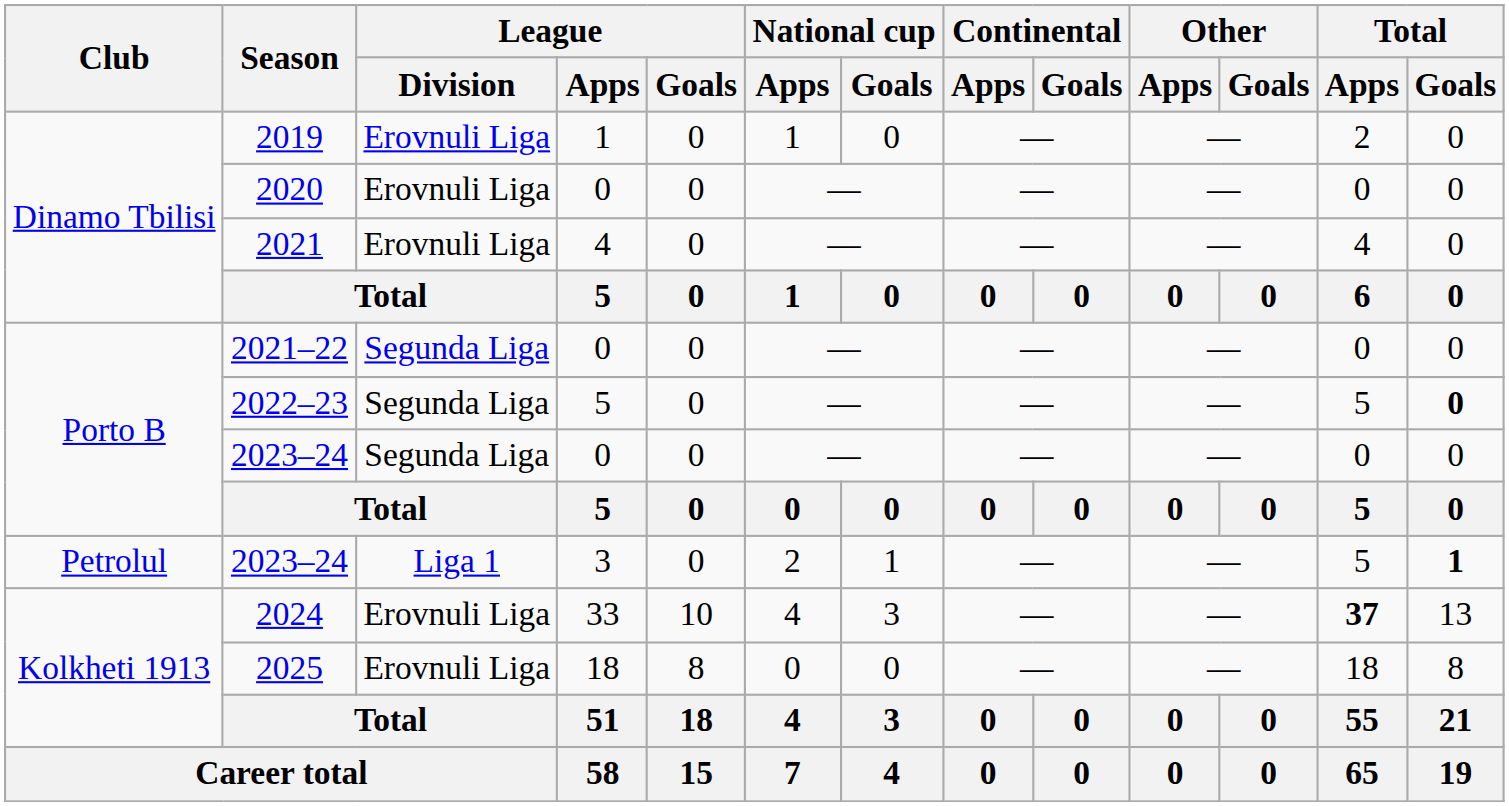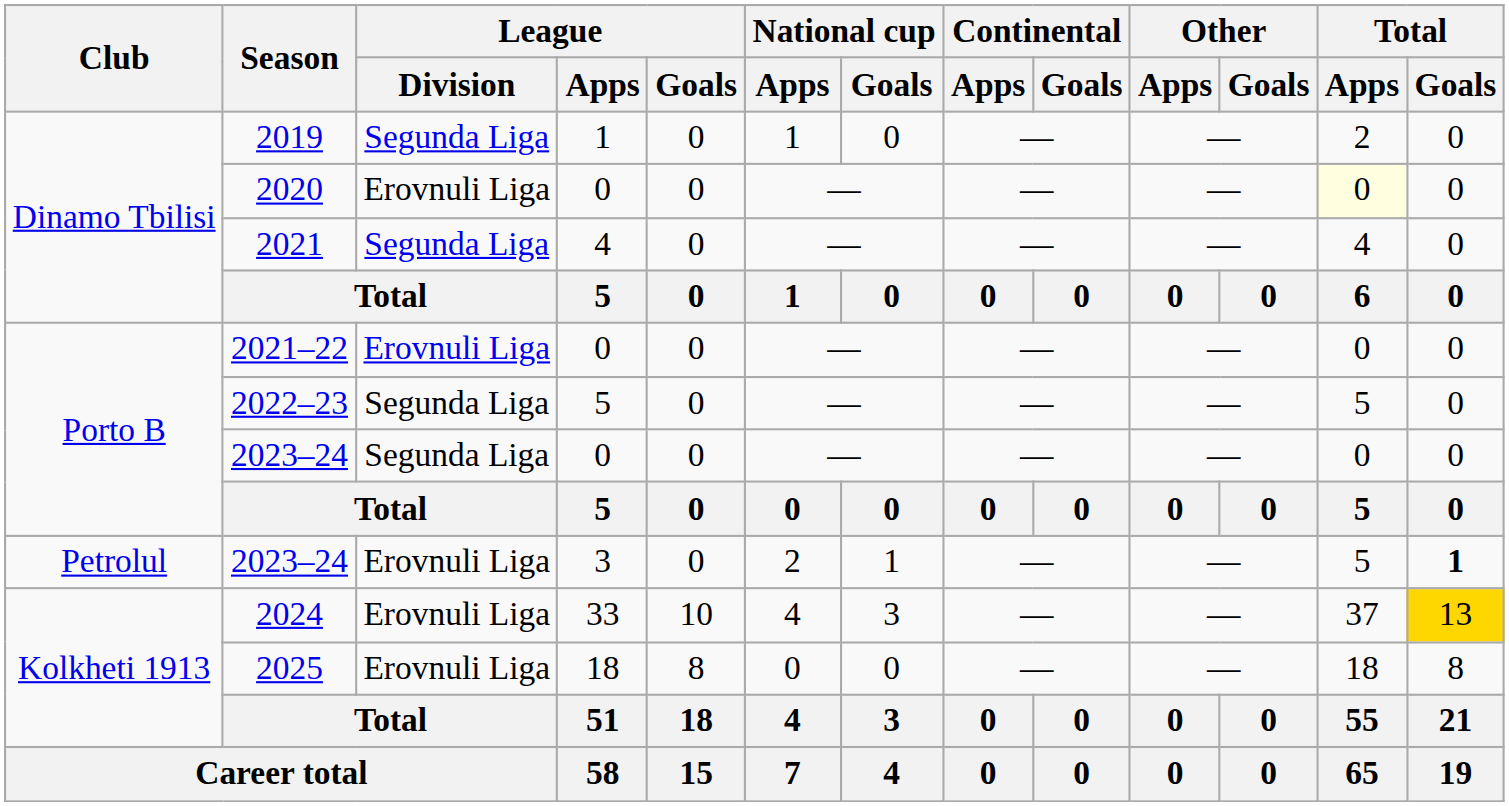(457, 137) Erovnuli Liga -> (457, 137) Segunda Liga
(1362, 190) no background -> (1362, 190) lightyellow background
(457, 243) Erovnuli Liga -> (457, 243) Segunda Liga
(457, 349) Segunda Liga -> (457, 349) Erovnuli Liga
(1456, 402) bold -> (1456, 402) normal
(457, 561) Liga 1 -> (457, 561) Erovnuli Liga
(1362, 614) bold -> (1362, 614) normal
(1456, 614) no background -> (1456, 614) gold background
